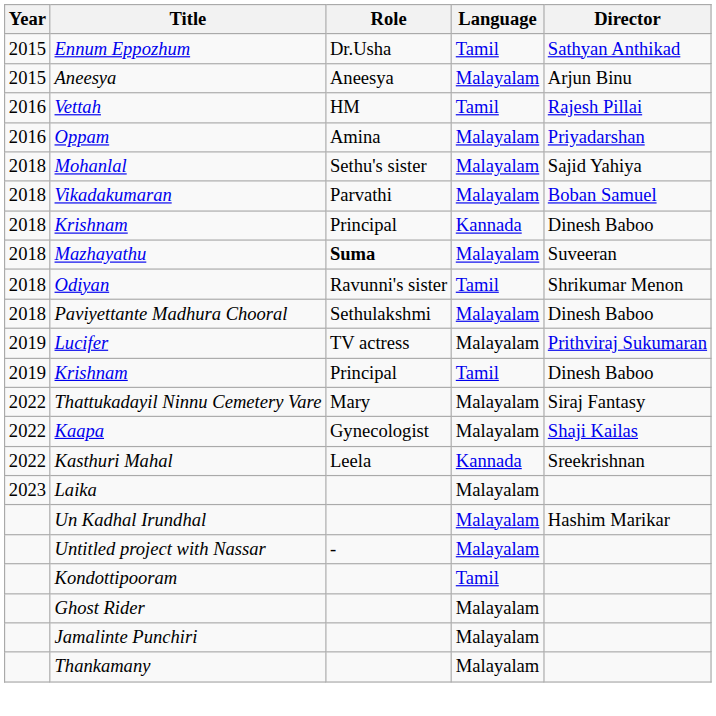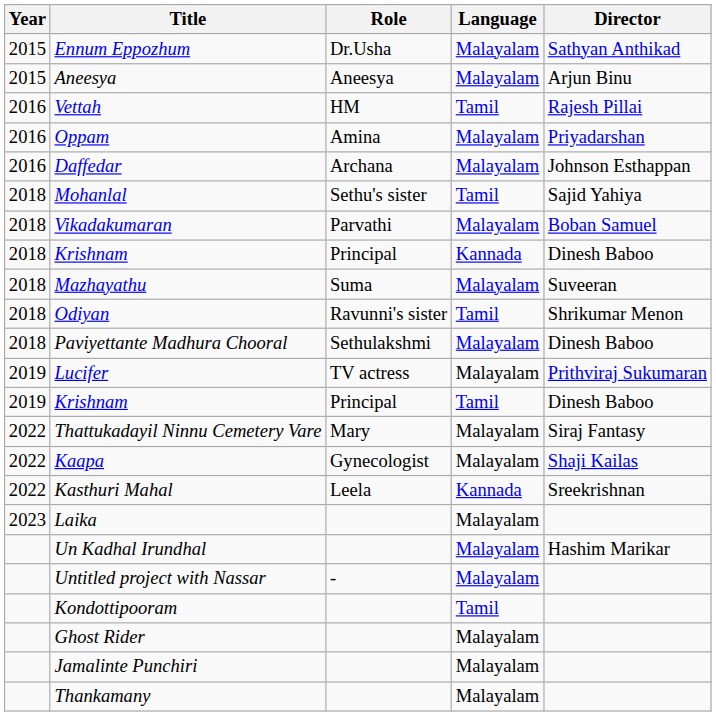(477, 48) Tamil -> (498, 48) Malayalam
+ row: (27, 166)
(498, 166) Malayalam -> (477, 195) Tamil
(353, 254) bold -> (351, 284) normal
